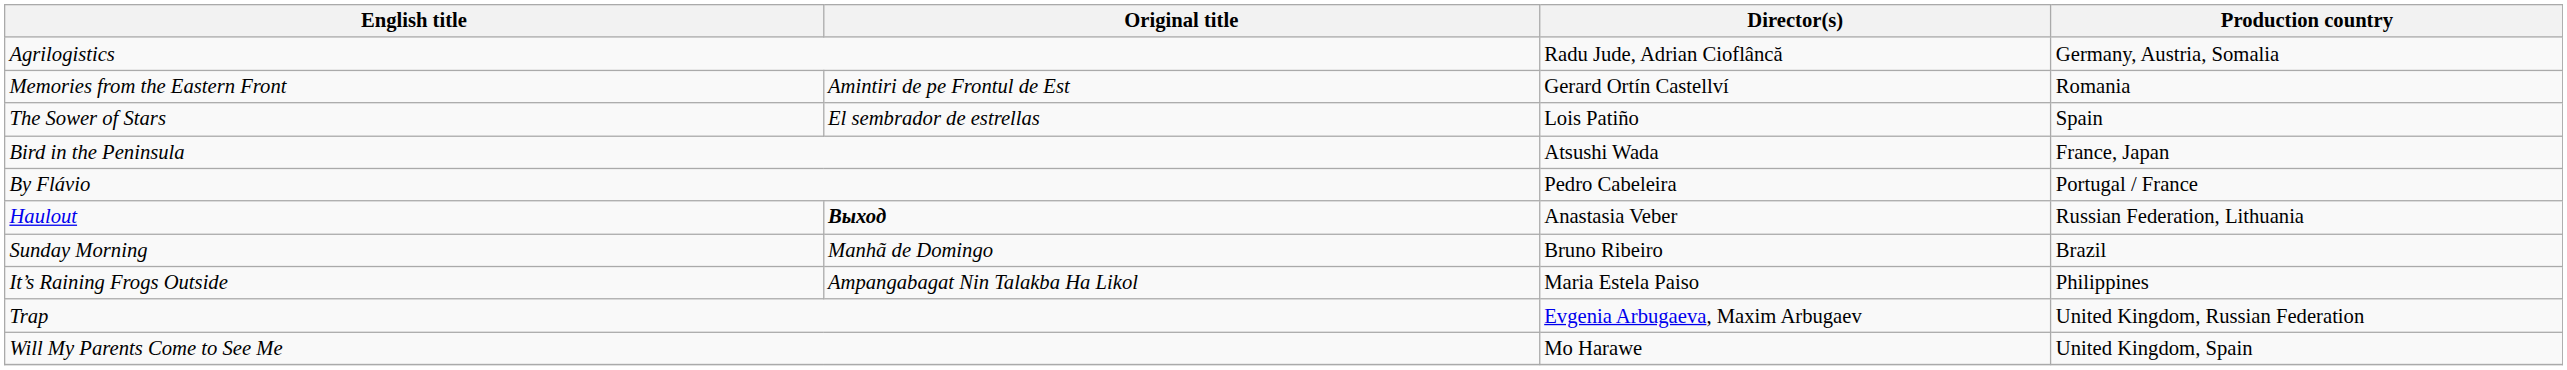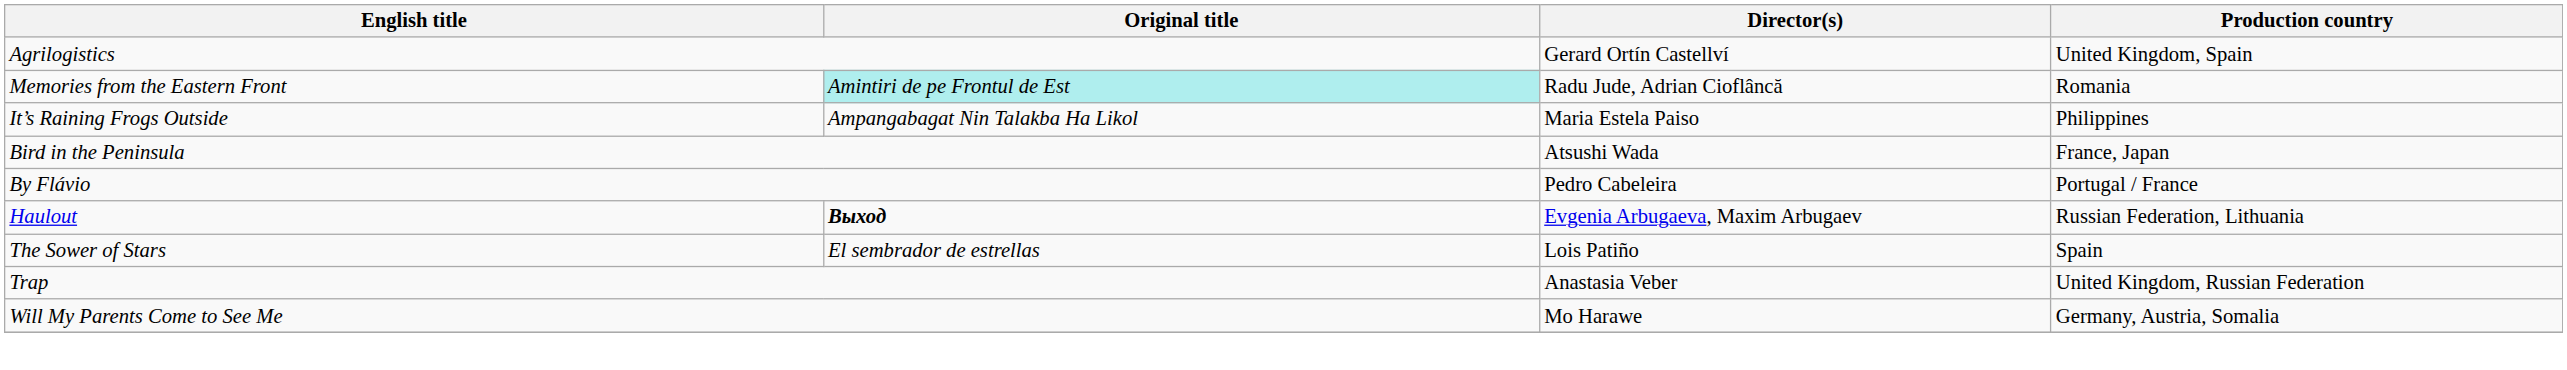(1663, 53) Radu Jude, Adrian Cioflâncă -> (1637, 53) Gerard Ortín Castellví
(2168, 53) Germany, Austria, Somalia -> (2154, 53) United Kingdom, Spain
(949, 86) no background -> (949, 86) paleturquoise background
(1637, 86) Gerard Ortín Castellví -> (1663, 86) Radu Jude, Adrian Cioflâncă
rows swapped: (119, 282) <-> (88, 119)
(1611, 217) Anastasia Veber -> (1703, 217) Evgenia Arbugaeva, Maxim Arbugaev
- row: (78, 250)
(1703, 315) Evgenia Arbugaeva, Maxim Arbugaev -> (1611, 282) Anastasia Veber
(2154, 348) United Kingdom, Spain -> (2168, 315) Germany, Austria, Somalia
